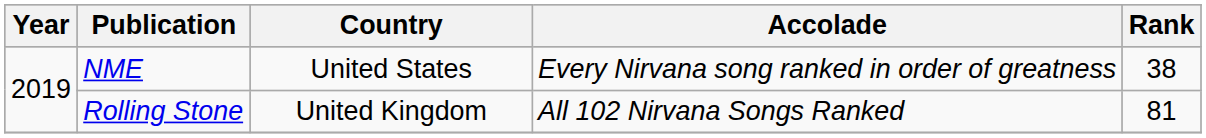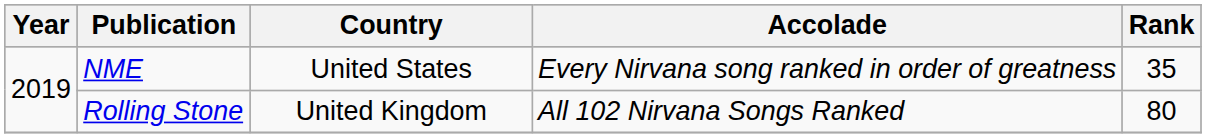(1162, 68) 38 -> (1162, 68) 35
(1162, 111) 81 -> (1162, 111) 80
